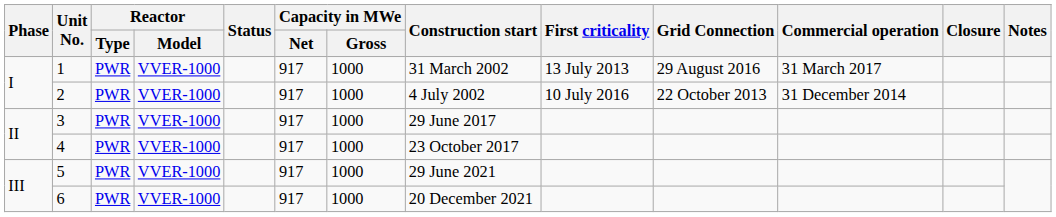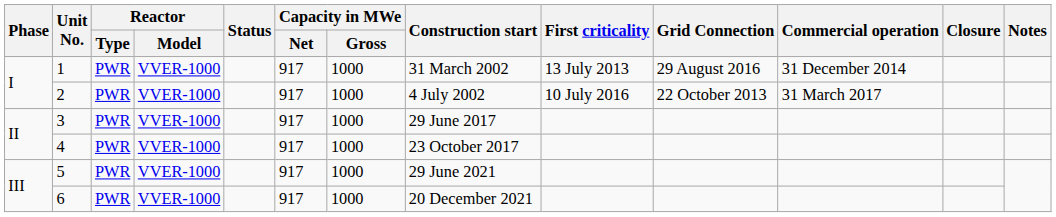(832, 69) 31 March 2017 -> (844, 69) 31 December 2014
(844, 95) 31 December 2014 -> (832, 95) 31 March 2017
